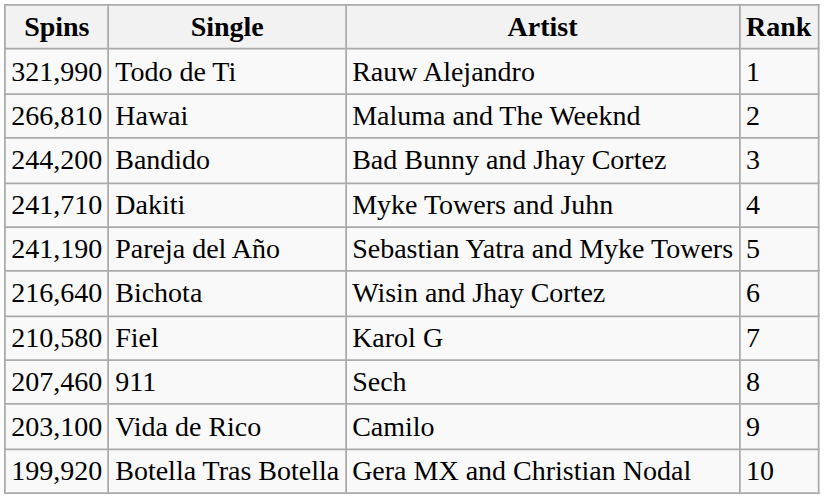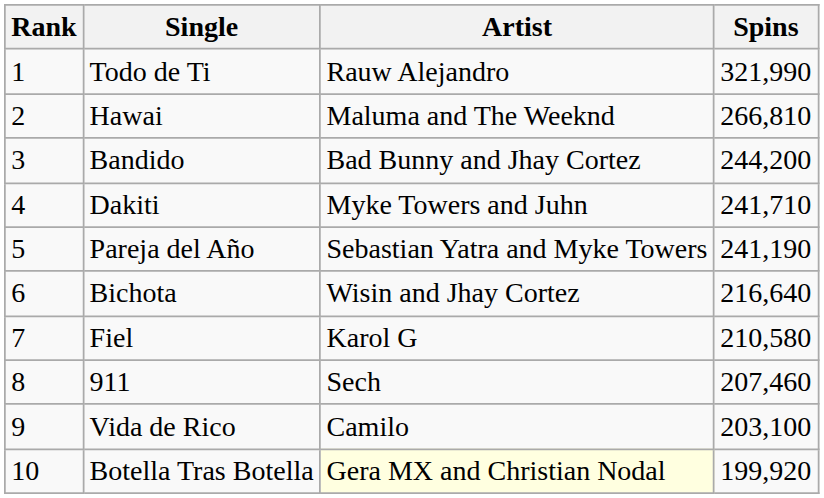columns swapped: (779, 26) <-> (57, 26)
(522, 470) no background -> (496, 470) lightyellow background
